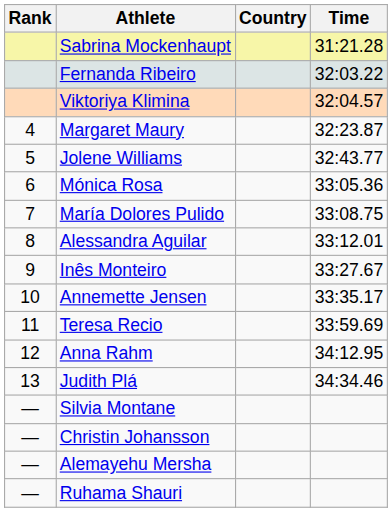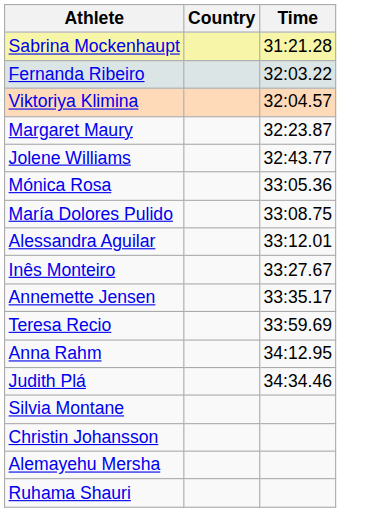- column: (30, 18)
